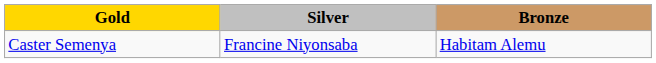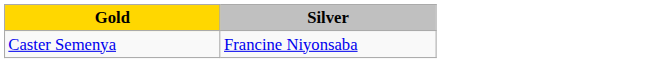- column: (544, 17)
